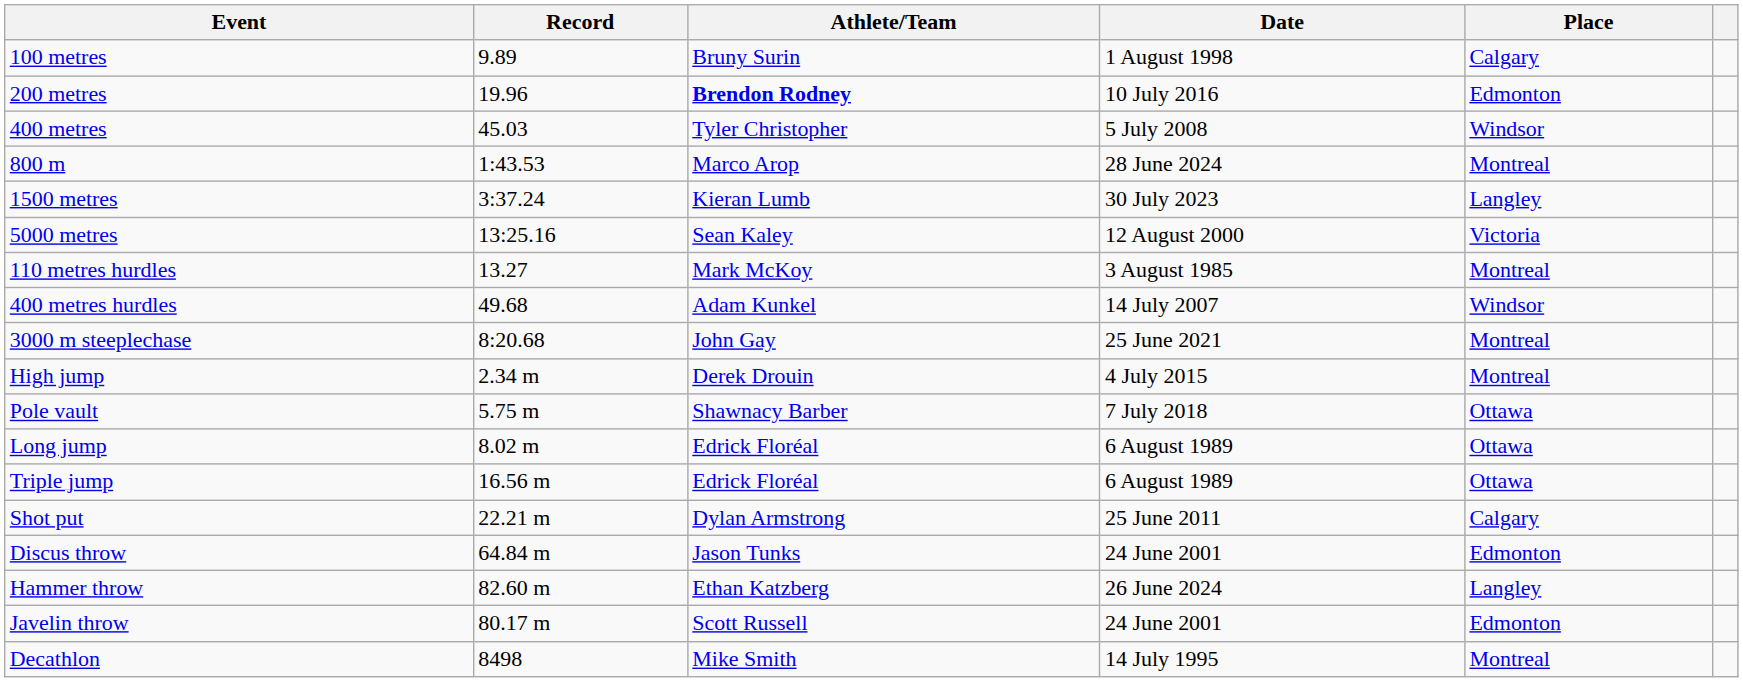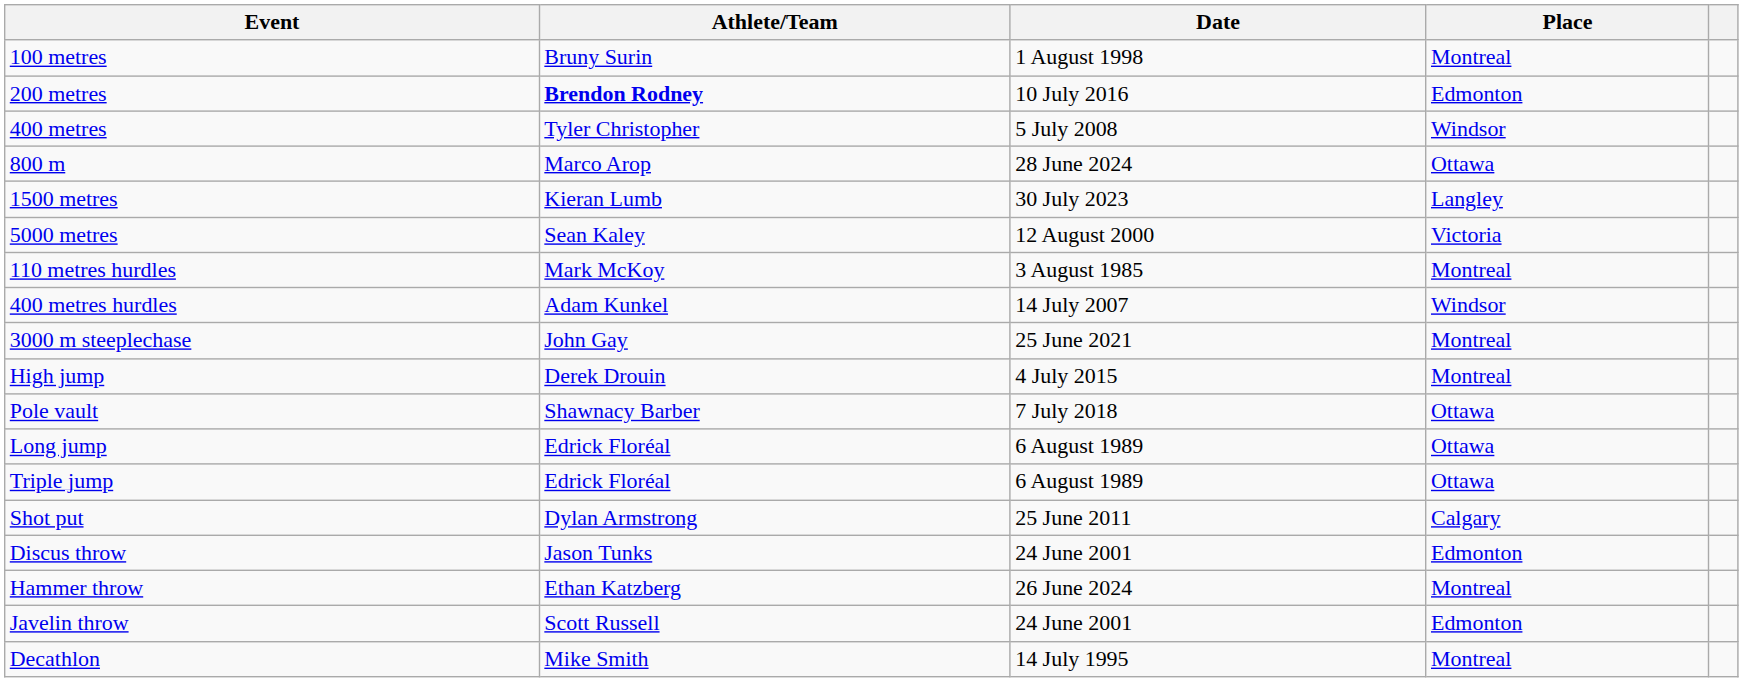- column: (580, 21)
(1504, 57) Calgary -> (1471, 57) Montreal
(1510, 163) Montreal -> (1463, 163) Ottawa
(1505, 587) Langley -> (1471, 587) Montreal
